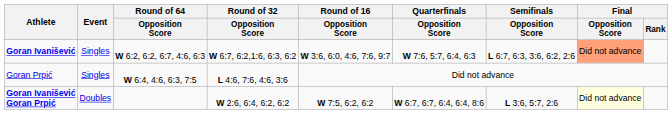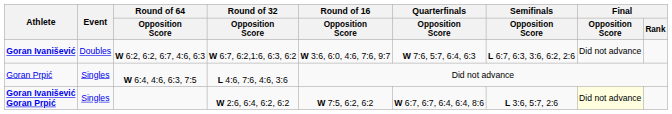(95, 52) Singles -> (95, 52) Doubles
(610, 52) lightsalmon background -> (610, 52) no background
(95, 98) Doubles -> (95, 98) Singles
